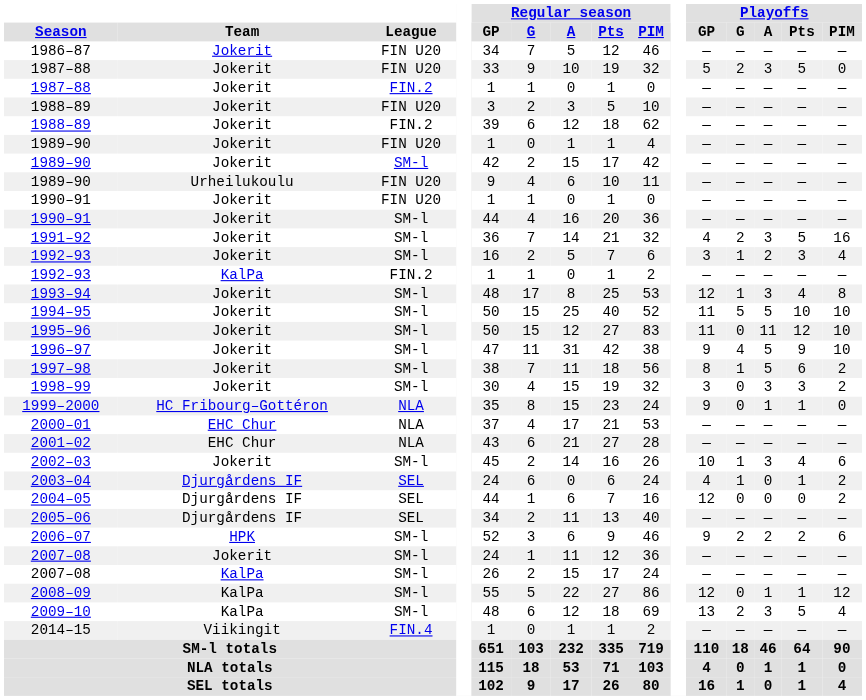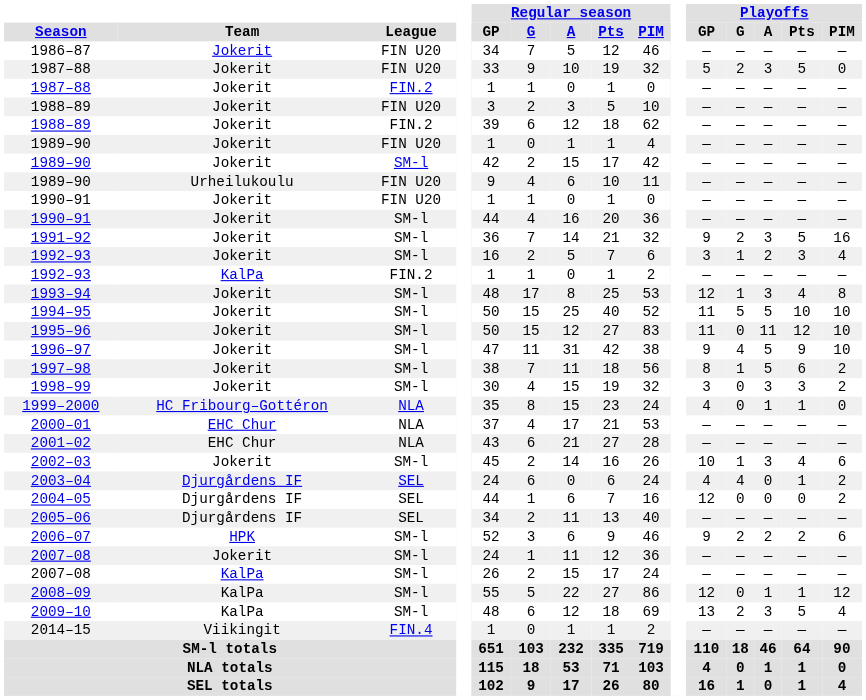(706, 238) 4 -> (706, 238) 9
(706, 406) 9 -> (706, 406) 4
(740, 481) 1 -> (740, 481) 4
